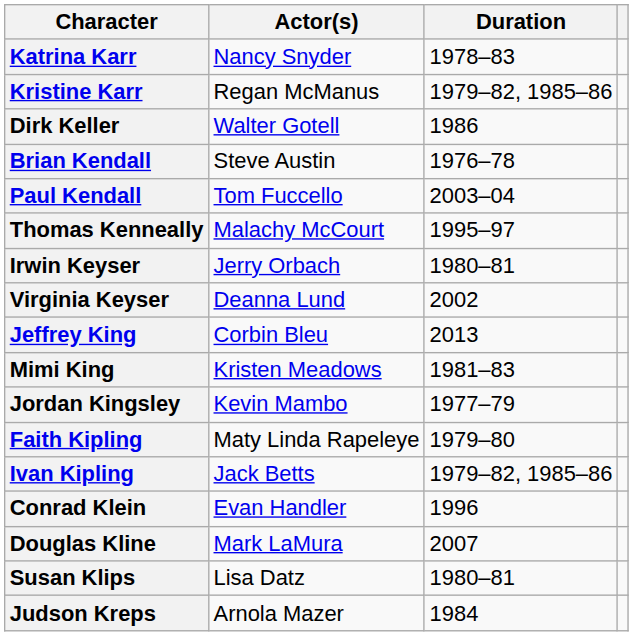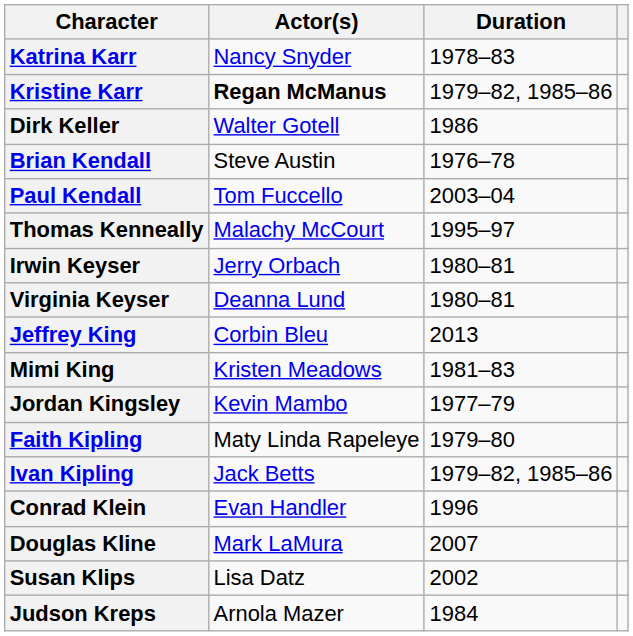(296, 91) normal -> (300, 91) bold
(454, 299) 2002 -> (472, 299) 1980–81
(472, 578) 1980–81 -> (454, 578) 2002
